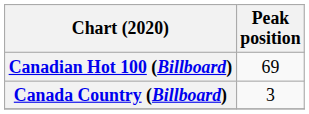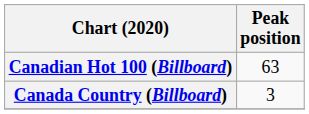(270, 66) 69 -> (270, 66) 63
